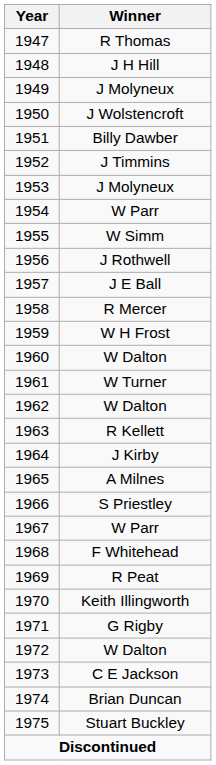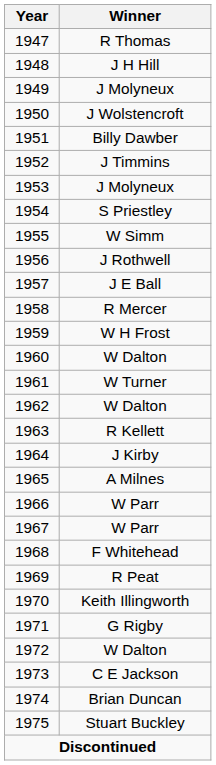(135, 211) W Parr -> (135, 211) S Priestley
(135, 503) S Priestley -> (135, 503) W Parr
